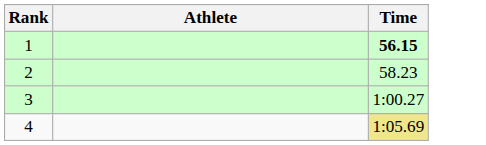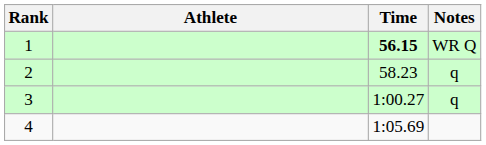+ column: (454, 18)
(398, 126) khaki background -> (398, 126) no background
